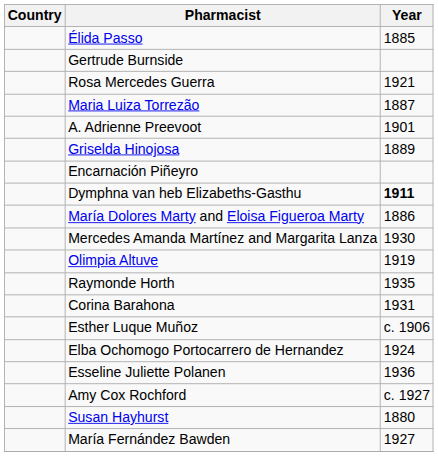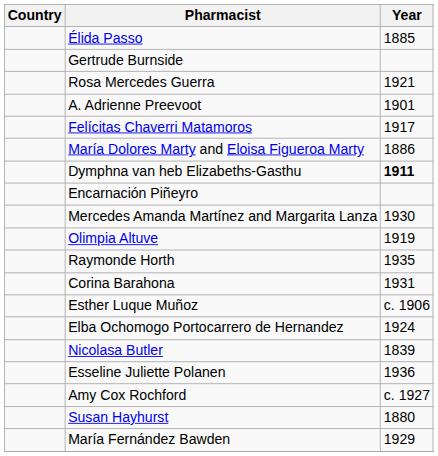- row: (134, 104)
- row: (124, 149)
+ row: (160, 127)
rows swapped: (216, 216) <-> (133, 171)
+ row: (115, 350)
(399, 439) 1927 -> (399, 439) 1929
